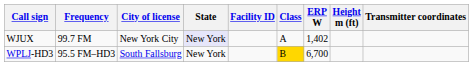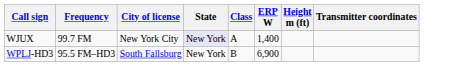- column: (253, 17)
(317, 38) 1,402 -> (268, 38) 1,400
(283, 54) gold background -> (233, 54) no background
(317, 54) 6,700 -> (268, 54) 6,900
